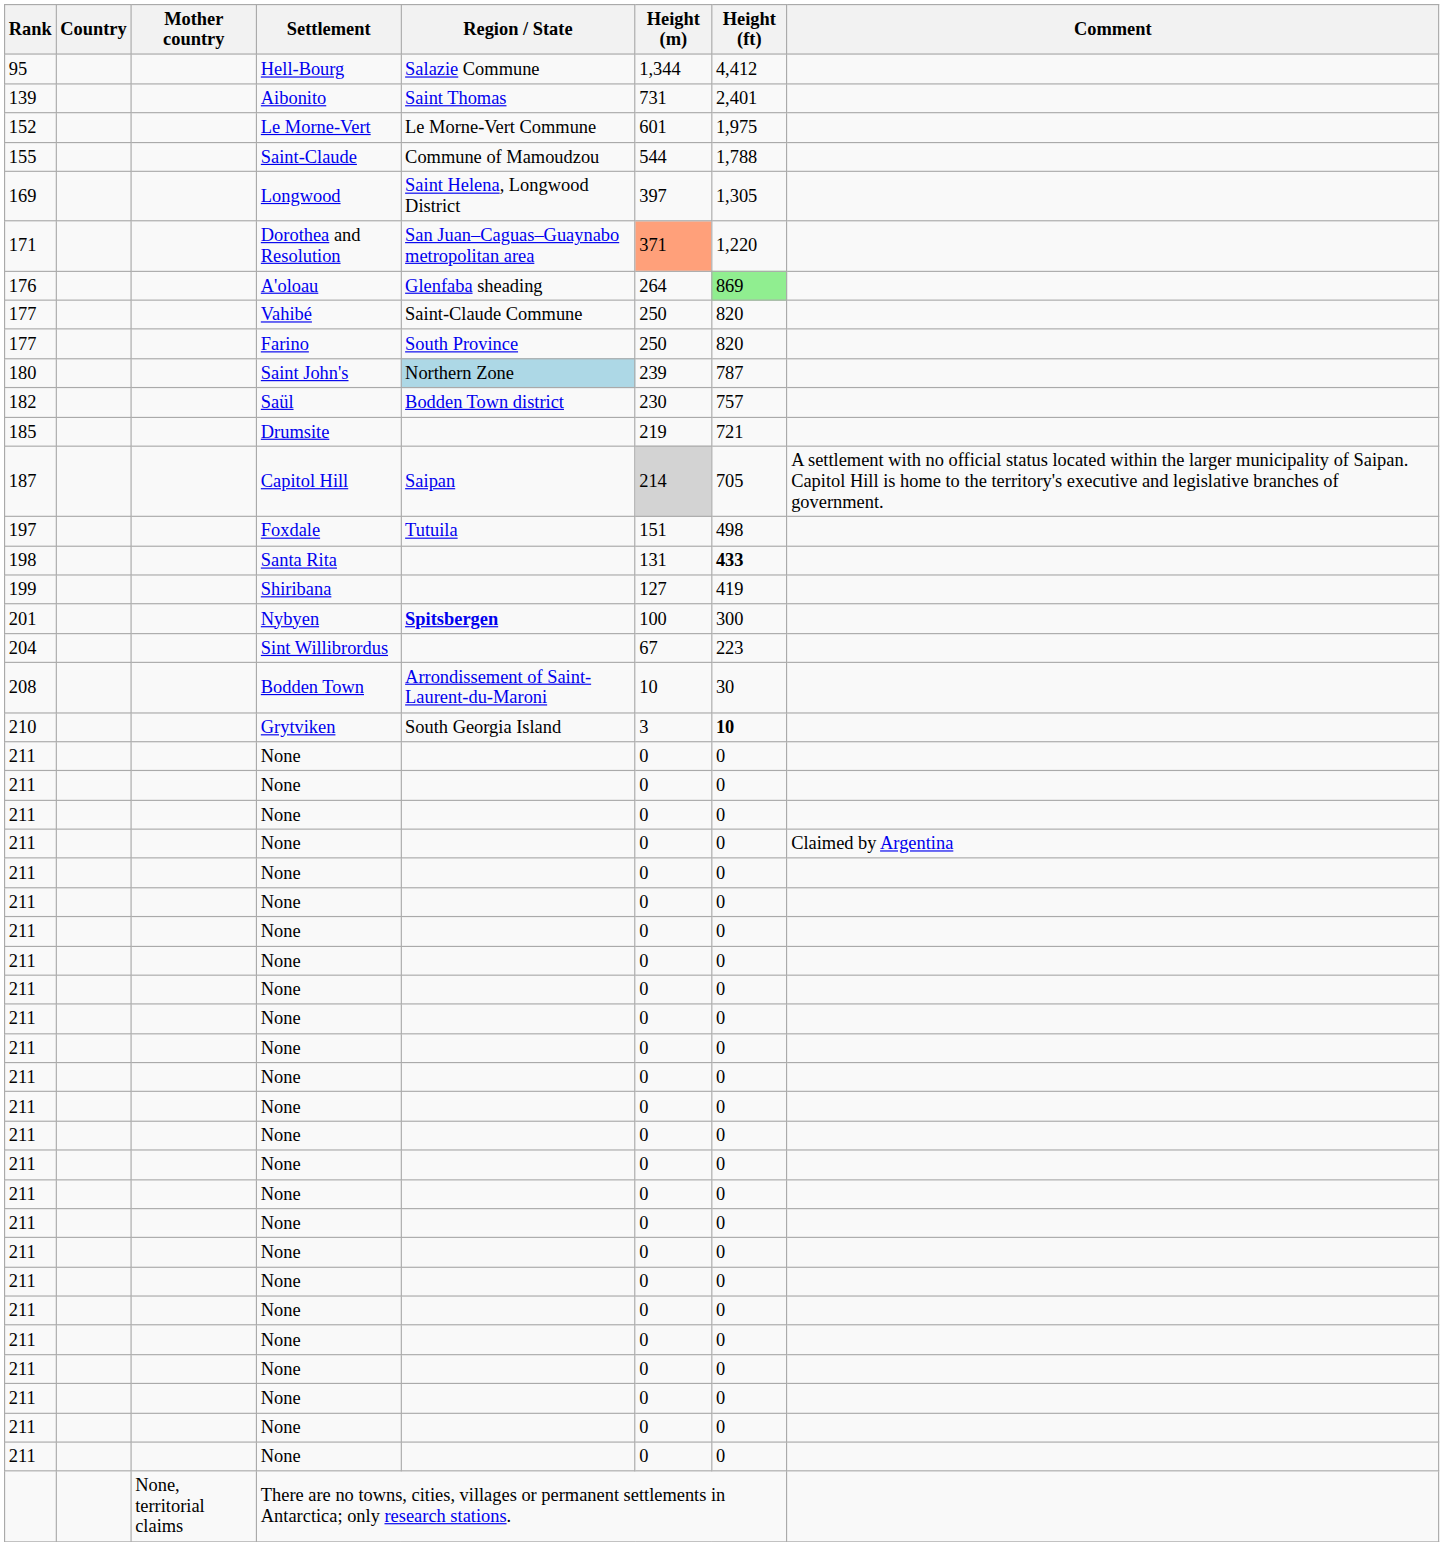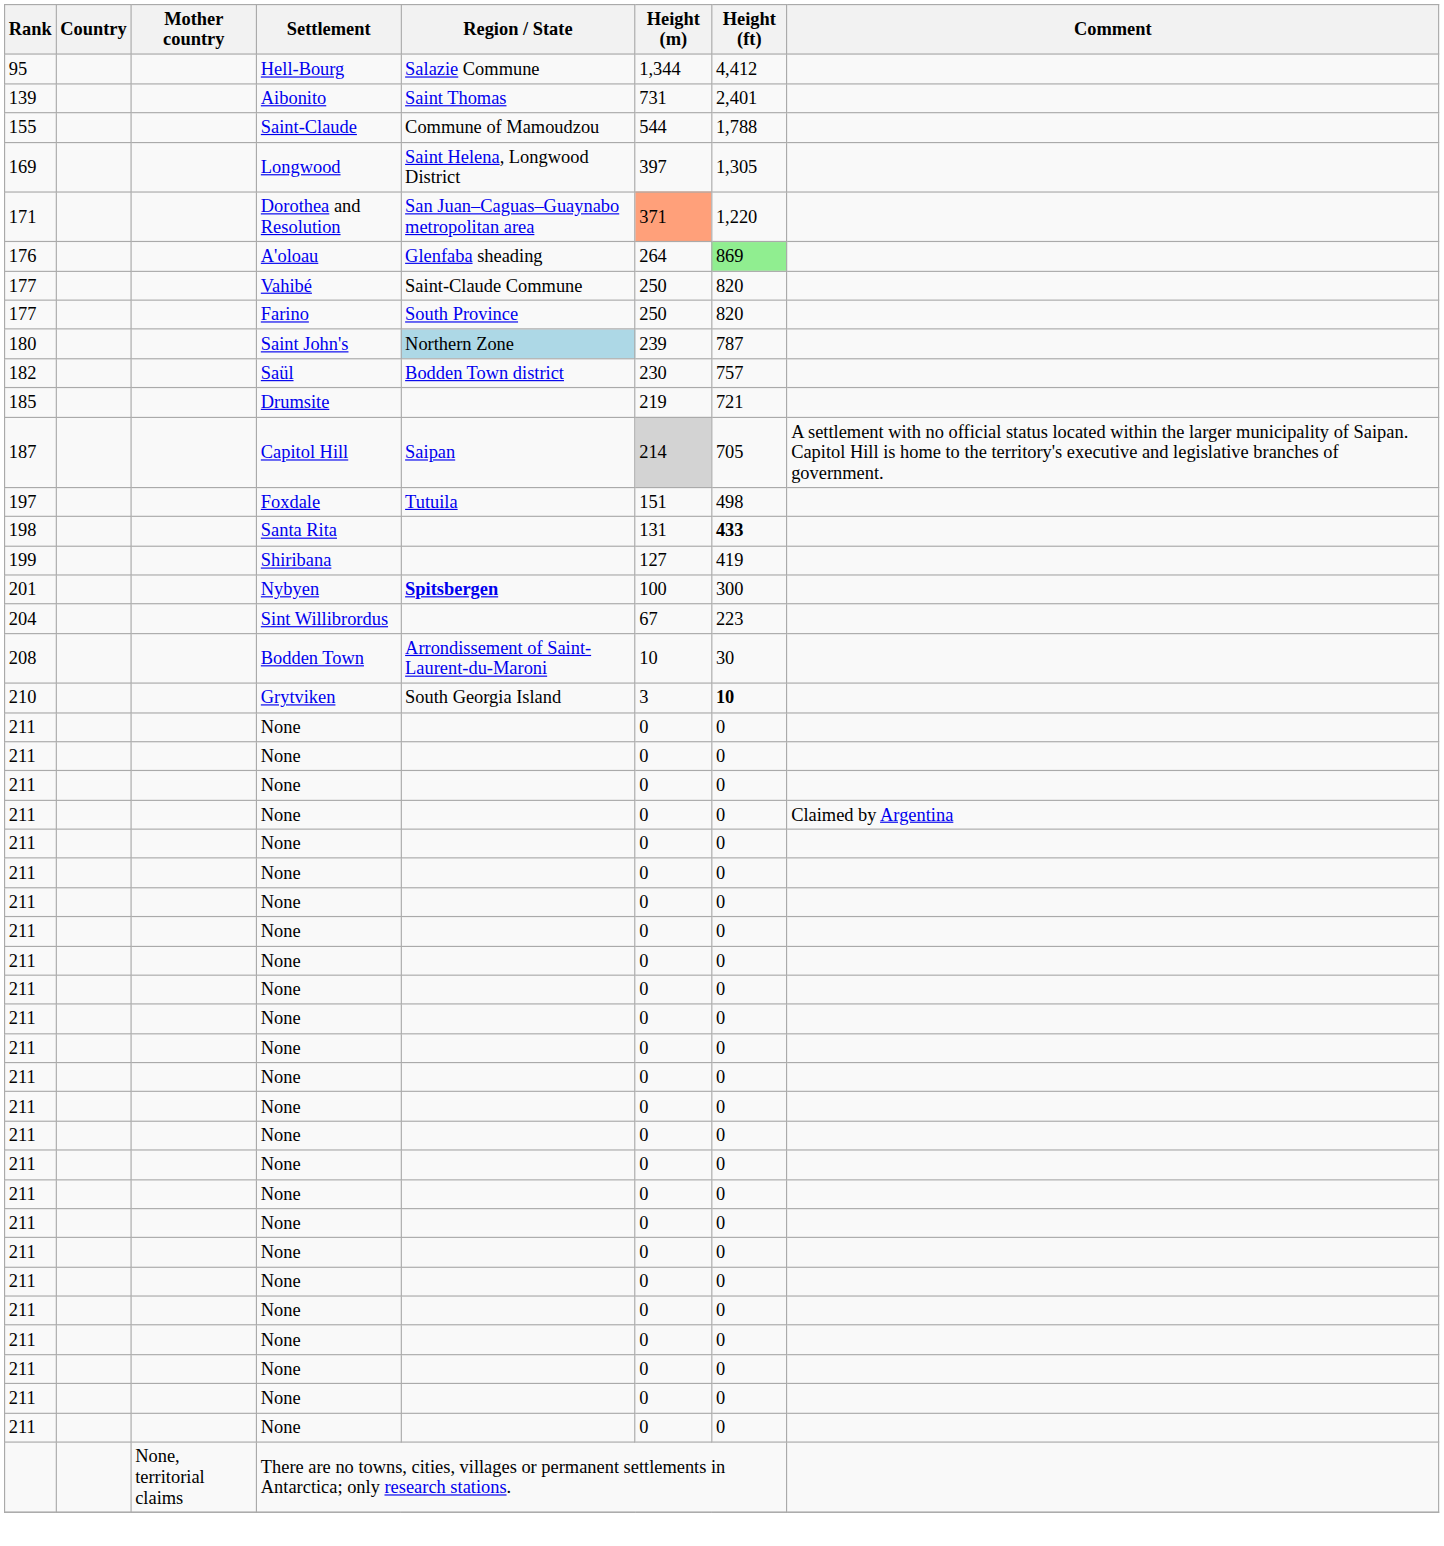- row: (23, 127)
